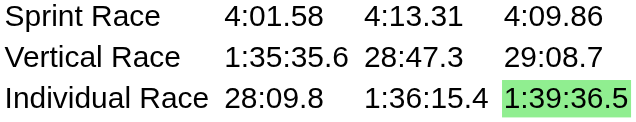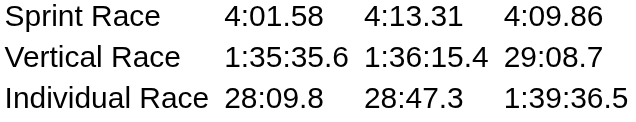(414, 57) 28:47.3 -> (426, 57) 1:36:15.4
(426, 98) 1:36:15.4 -> (414, 98) 28:47.3
(566, 98) lightgreen background -> (566, 98) no background
